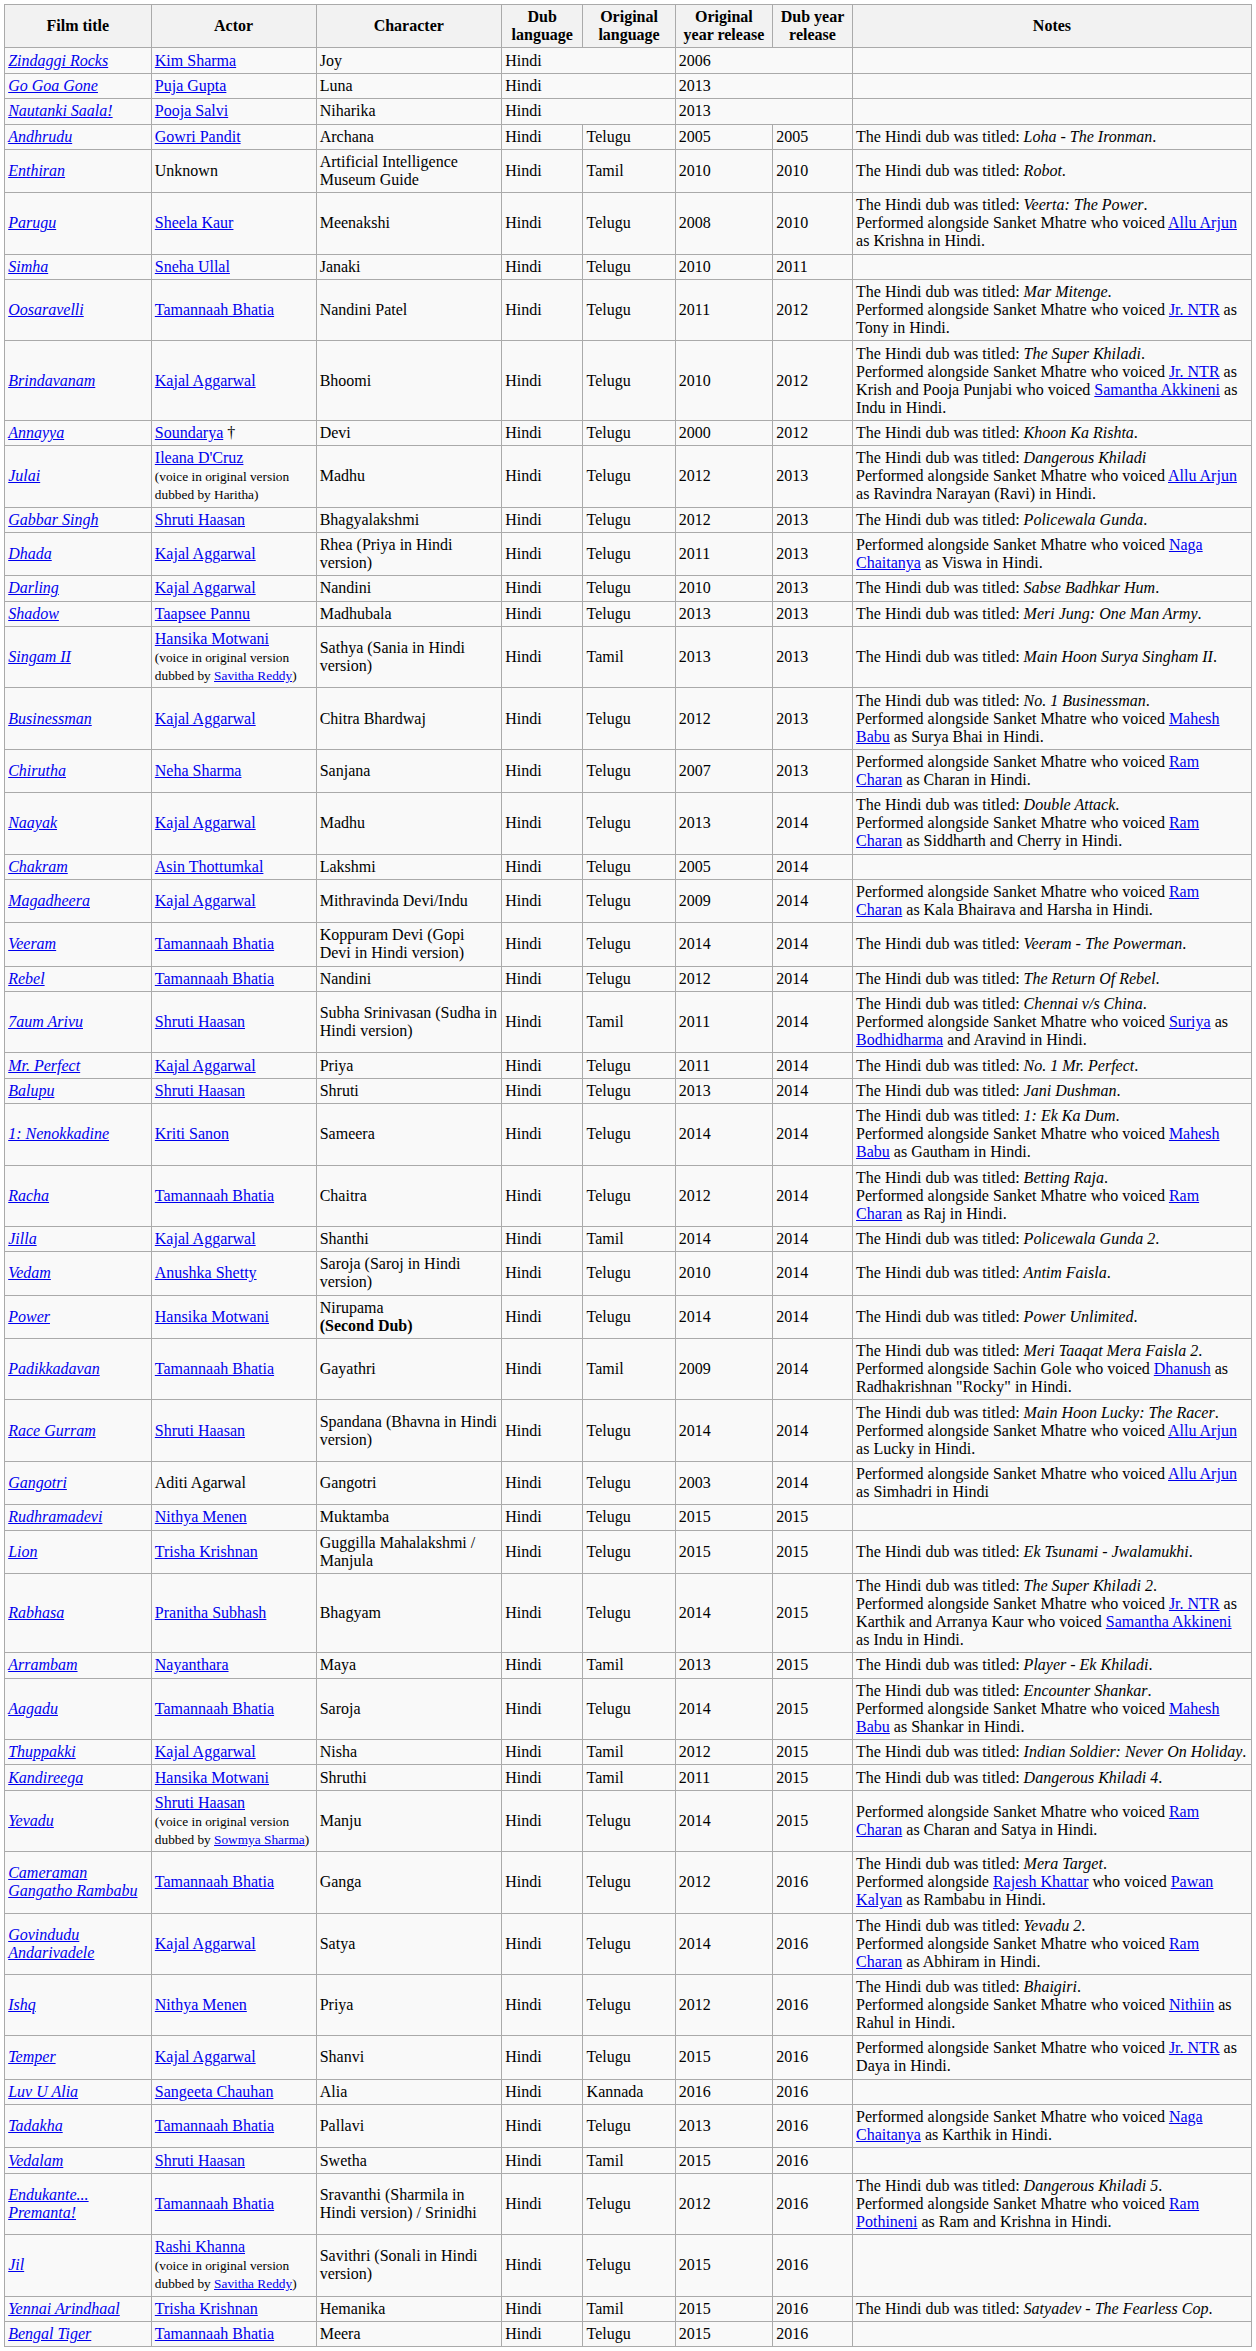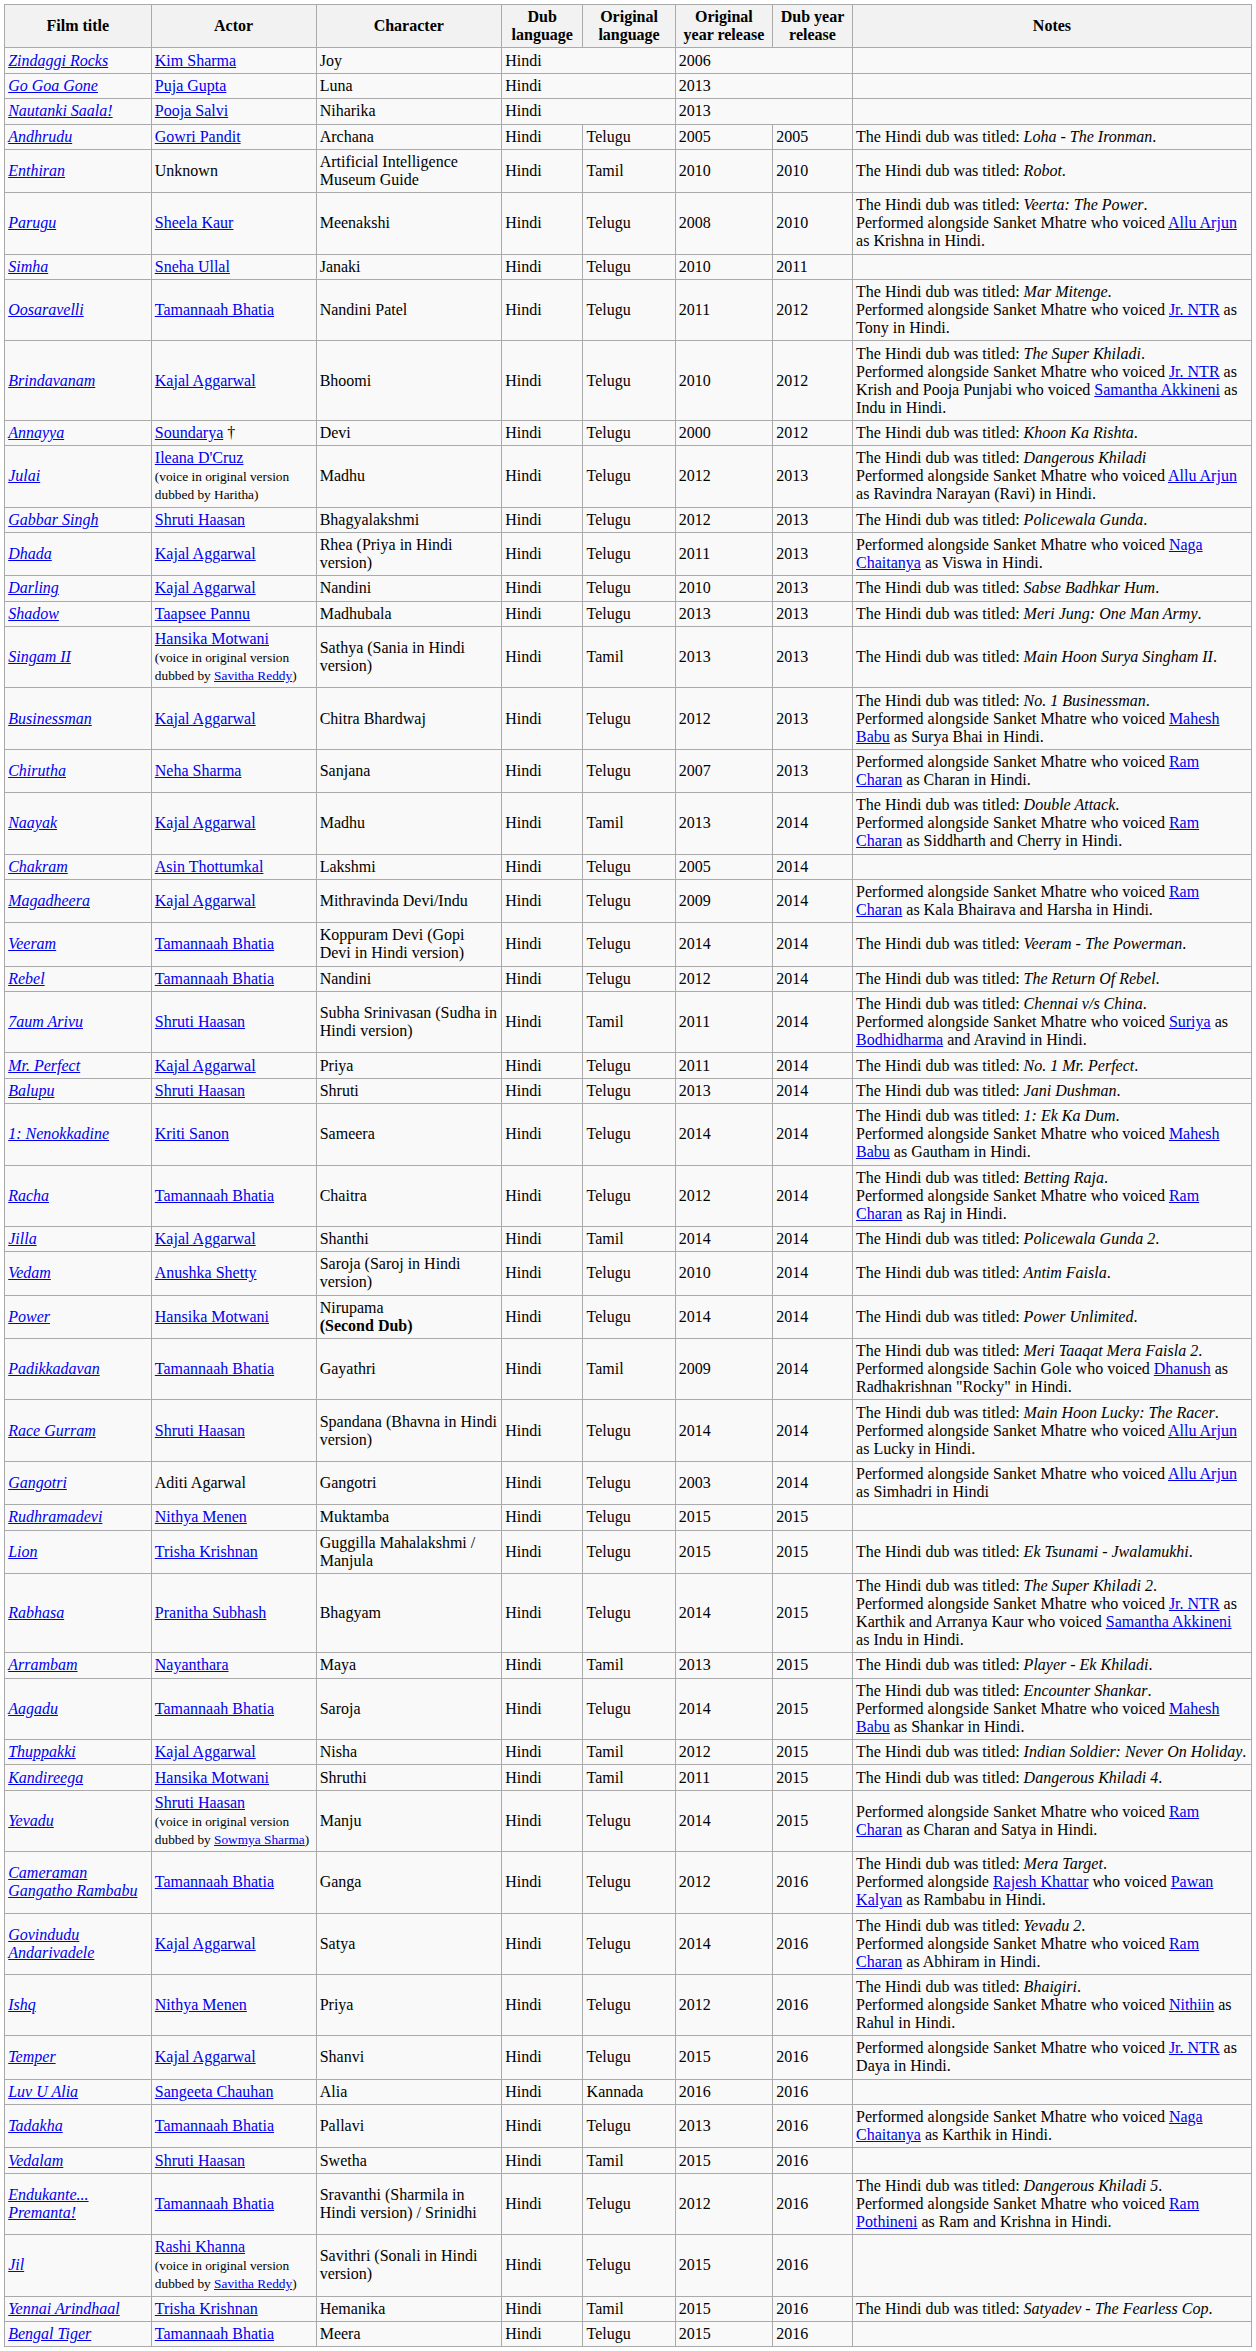(609, 823) Telugu -> (605, 823) Tamil
